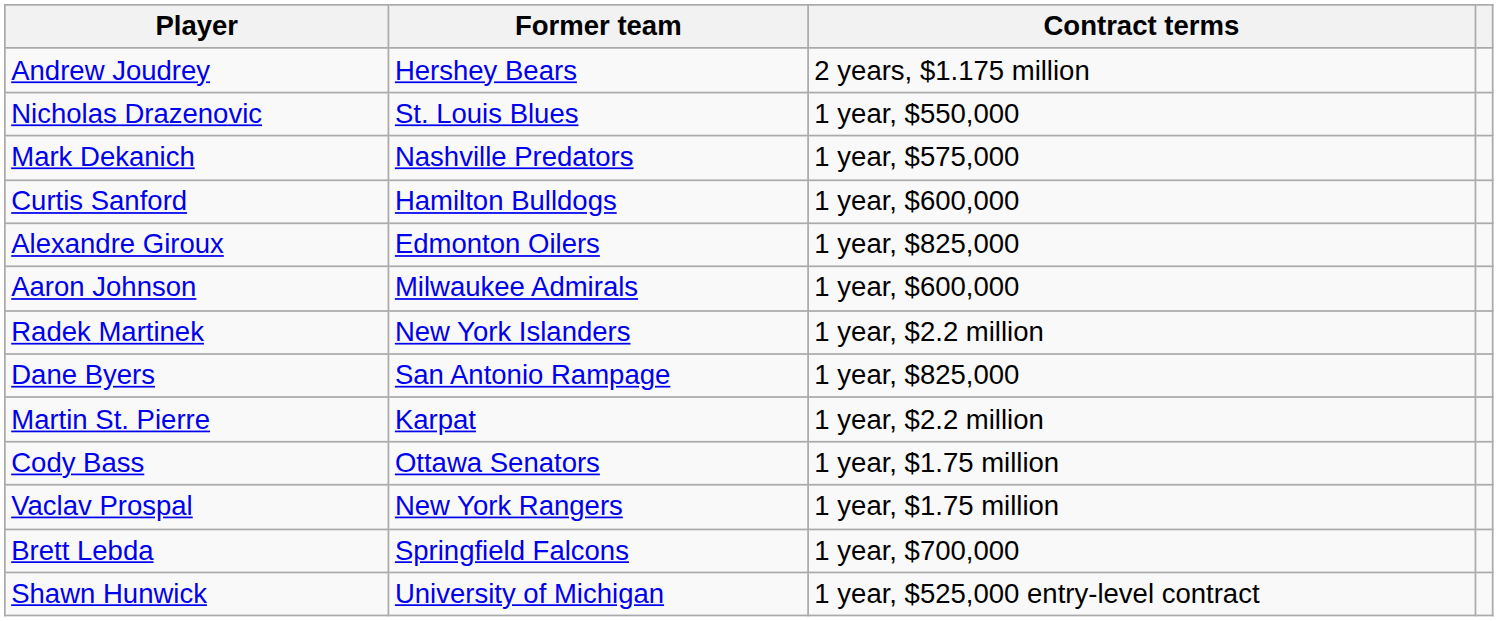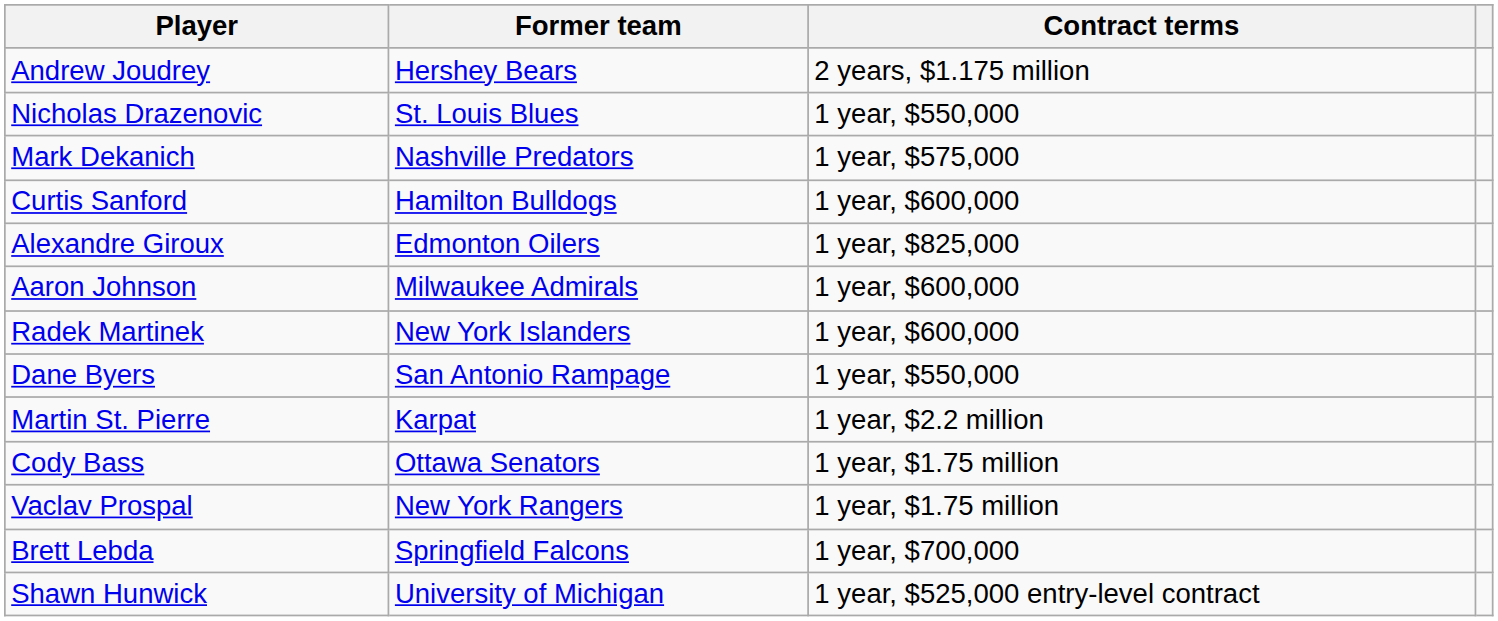(929, 331) 1 year, $2.2 million -> (917, 331) 1 year, $600,000
(917, 375) 1 year, $825,000 -> (917, 375) 1 year, $550,000
